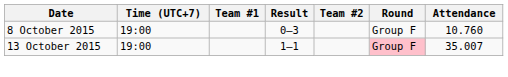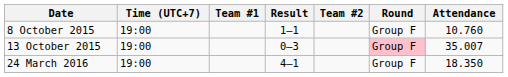(289, 30) 0–3 -> (289, 30) 1–1
(289, 47) 1–1 -> (289, 47) 0–3
+ row: (48, 64)
